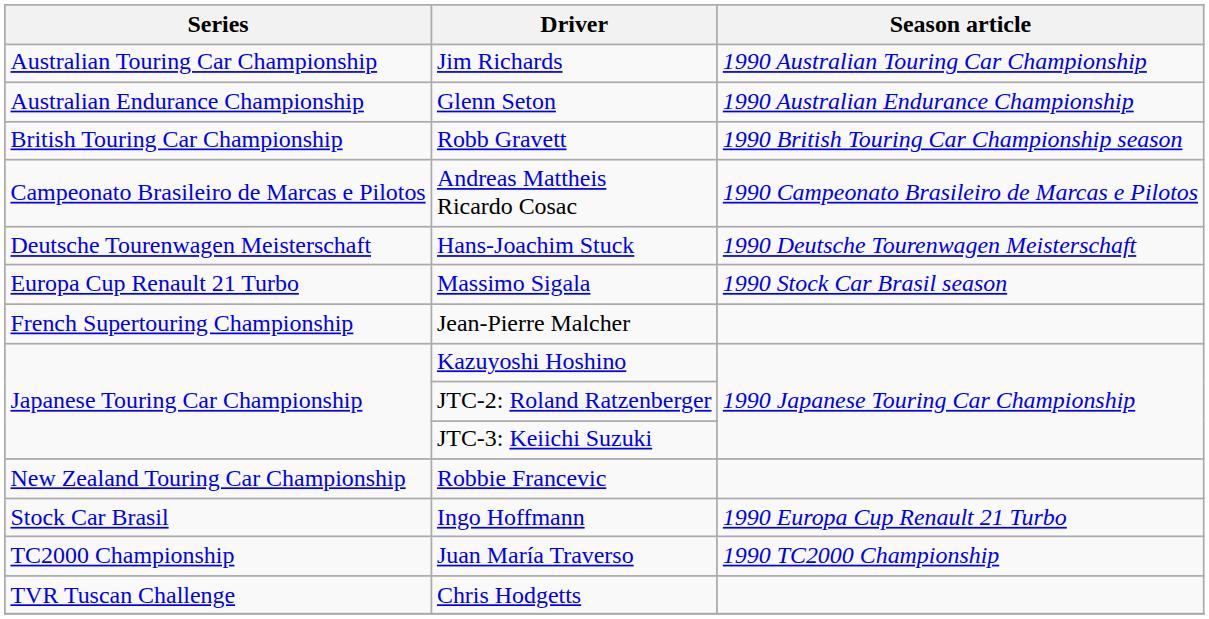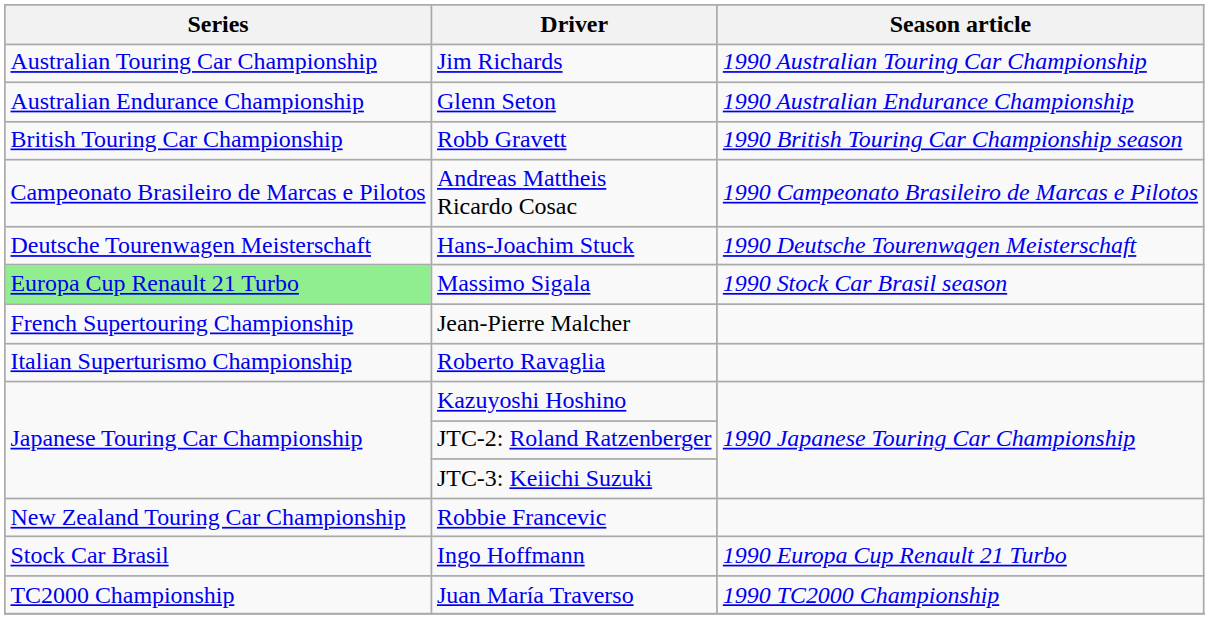(155, 284) no background -> (155, 284) lightgreen background
+ row: (521, 361)
- row: (509, 594)
